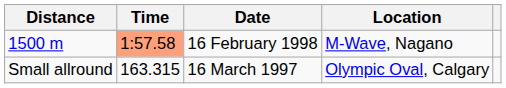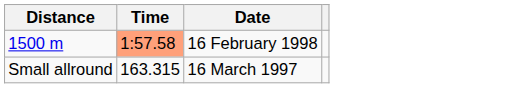- column: (407, 17)
